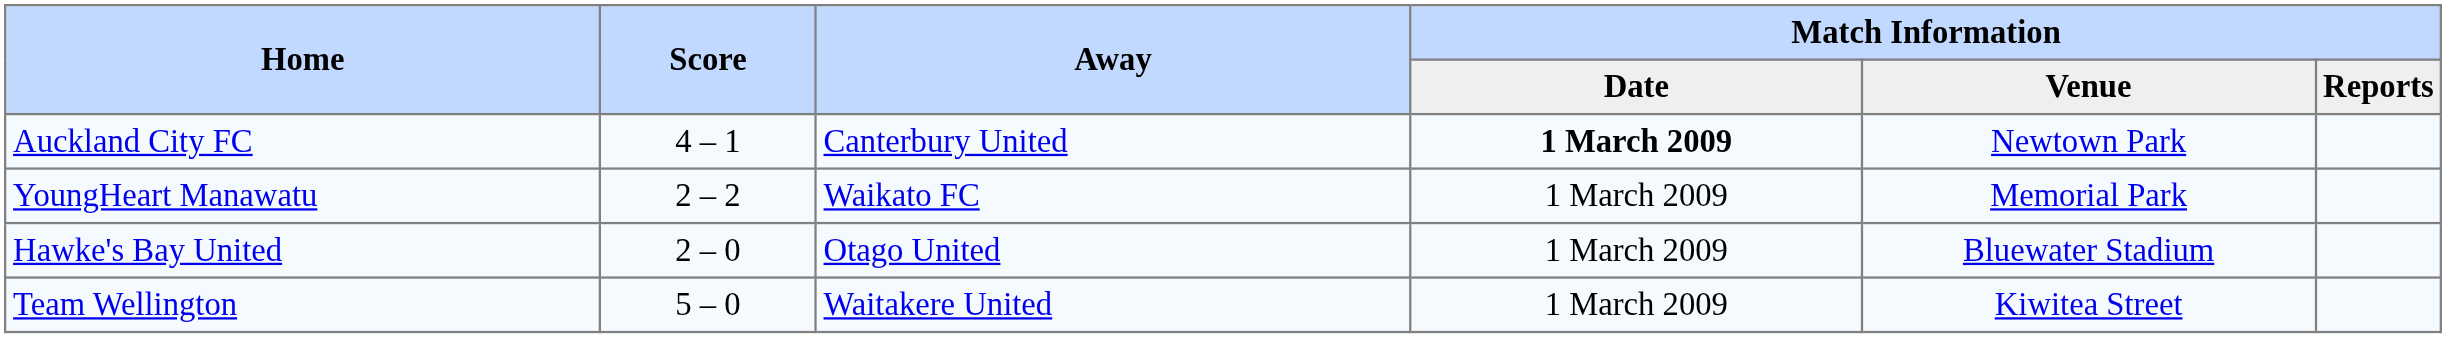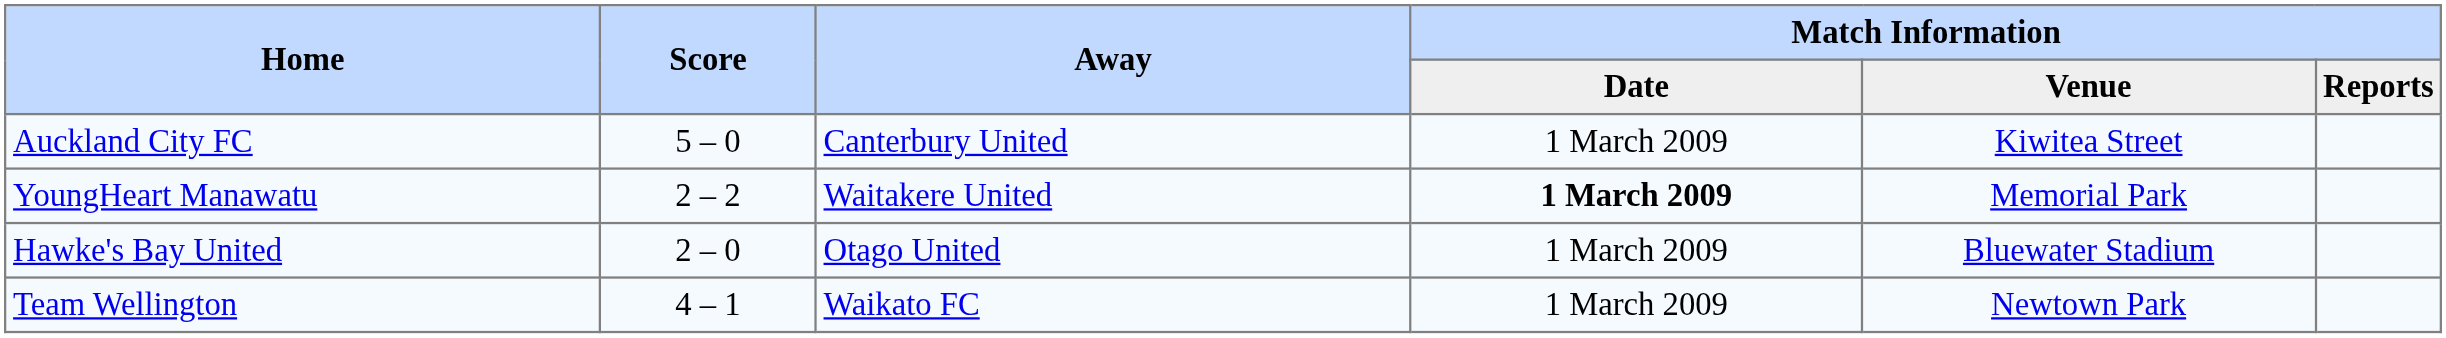(708, 140) 4 – 1 -> (708, 140) 5 – 0
(1636, 140) bold -> (1636, 140) normal
(2089, 140) Newtown Park -> (2089, 140) Kiwitea Street
(902, 195) Waikato FC -> (938, 195) Waitakere United
(1636, 195) normal -> (1636, 195) bold
(708, 304) 5 – 0 -> (708, 304) 4 – 1
(938, 304) Waitakere United -> (902, 304) Waikato FC
(2089, 304) Kiwitea Street -> (2089, 304) Newtown Park
